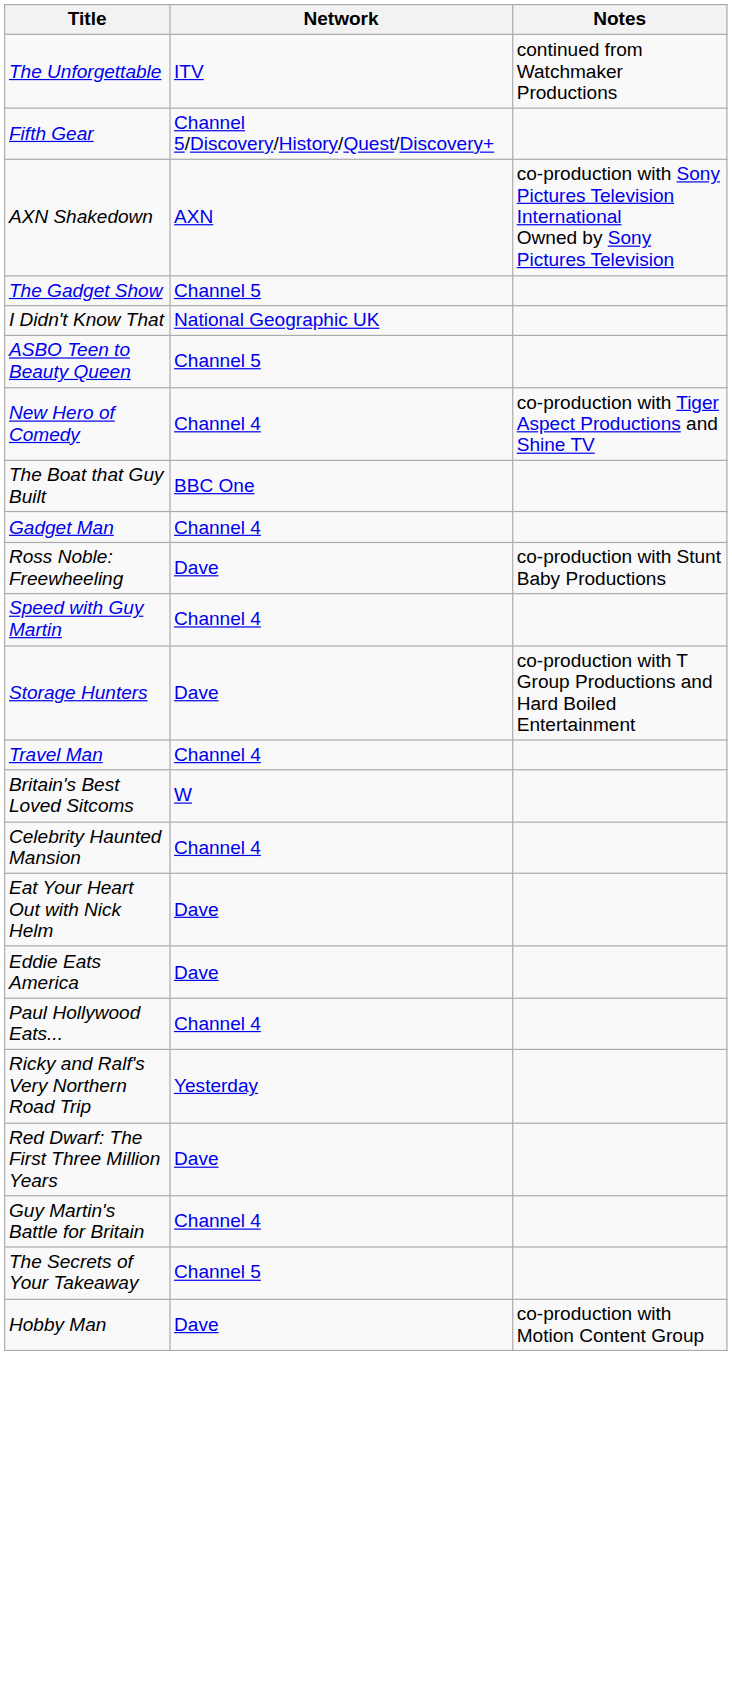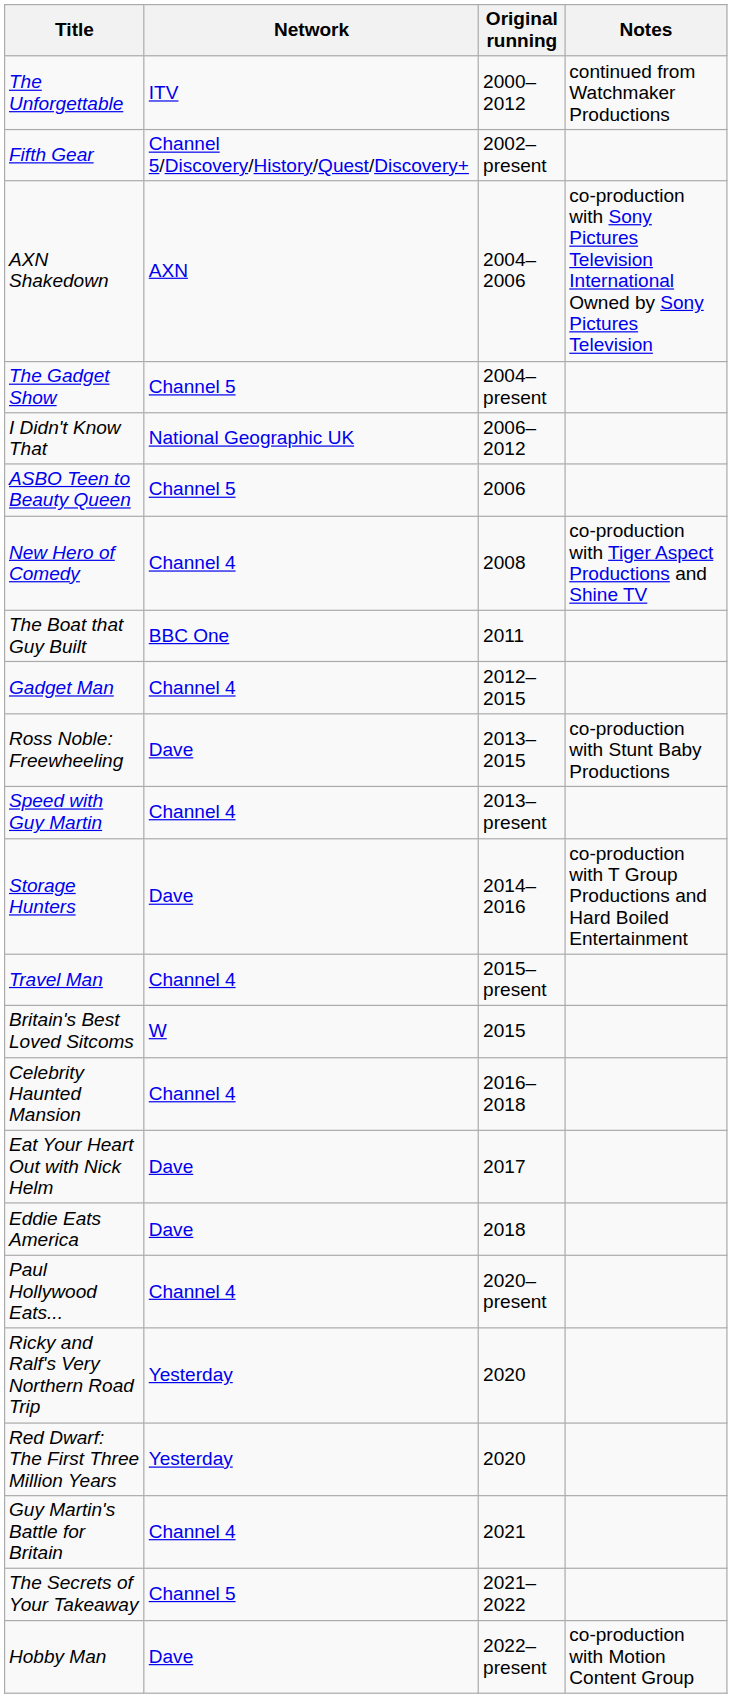+ column: (522, 30)
(196, 1159) Dave -> (191, 1458) Yesterday
